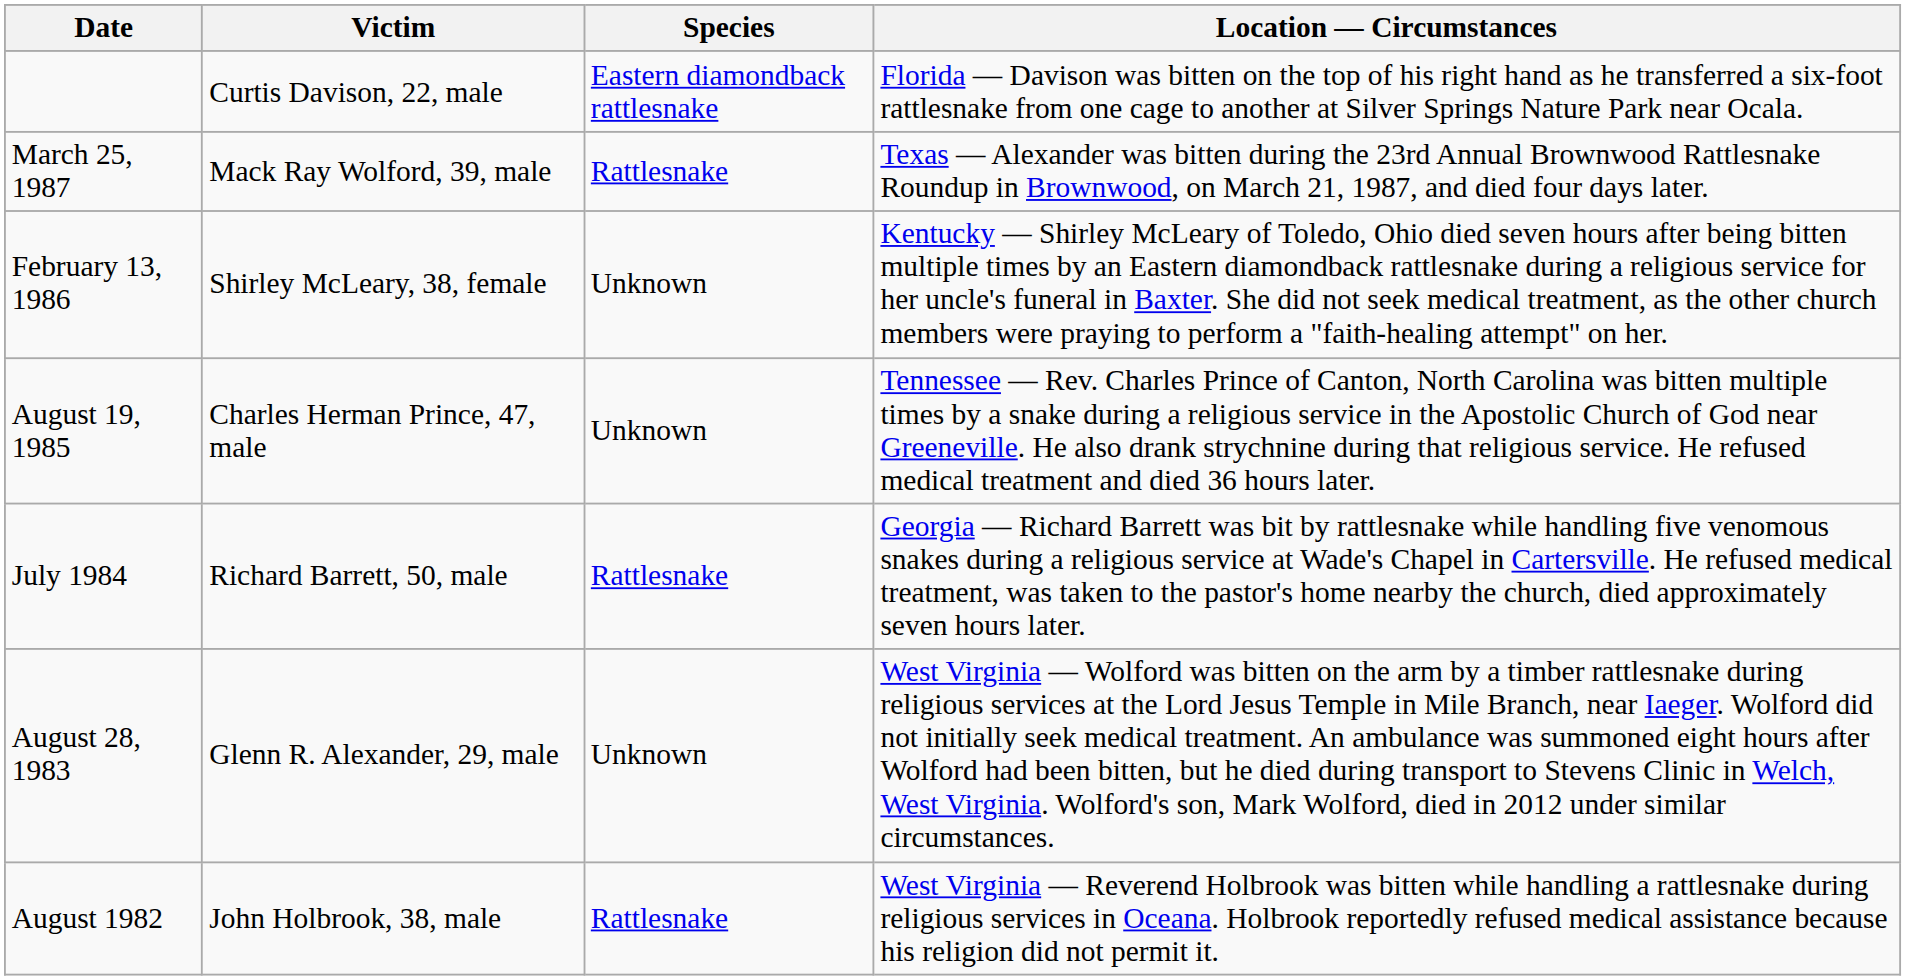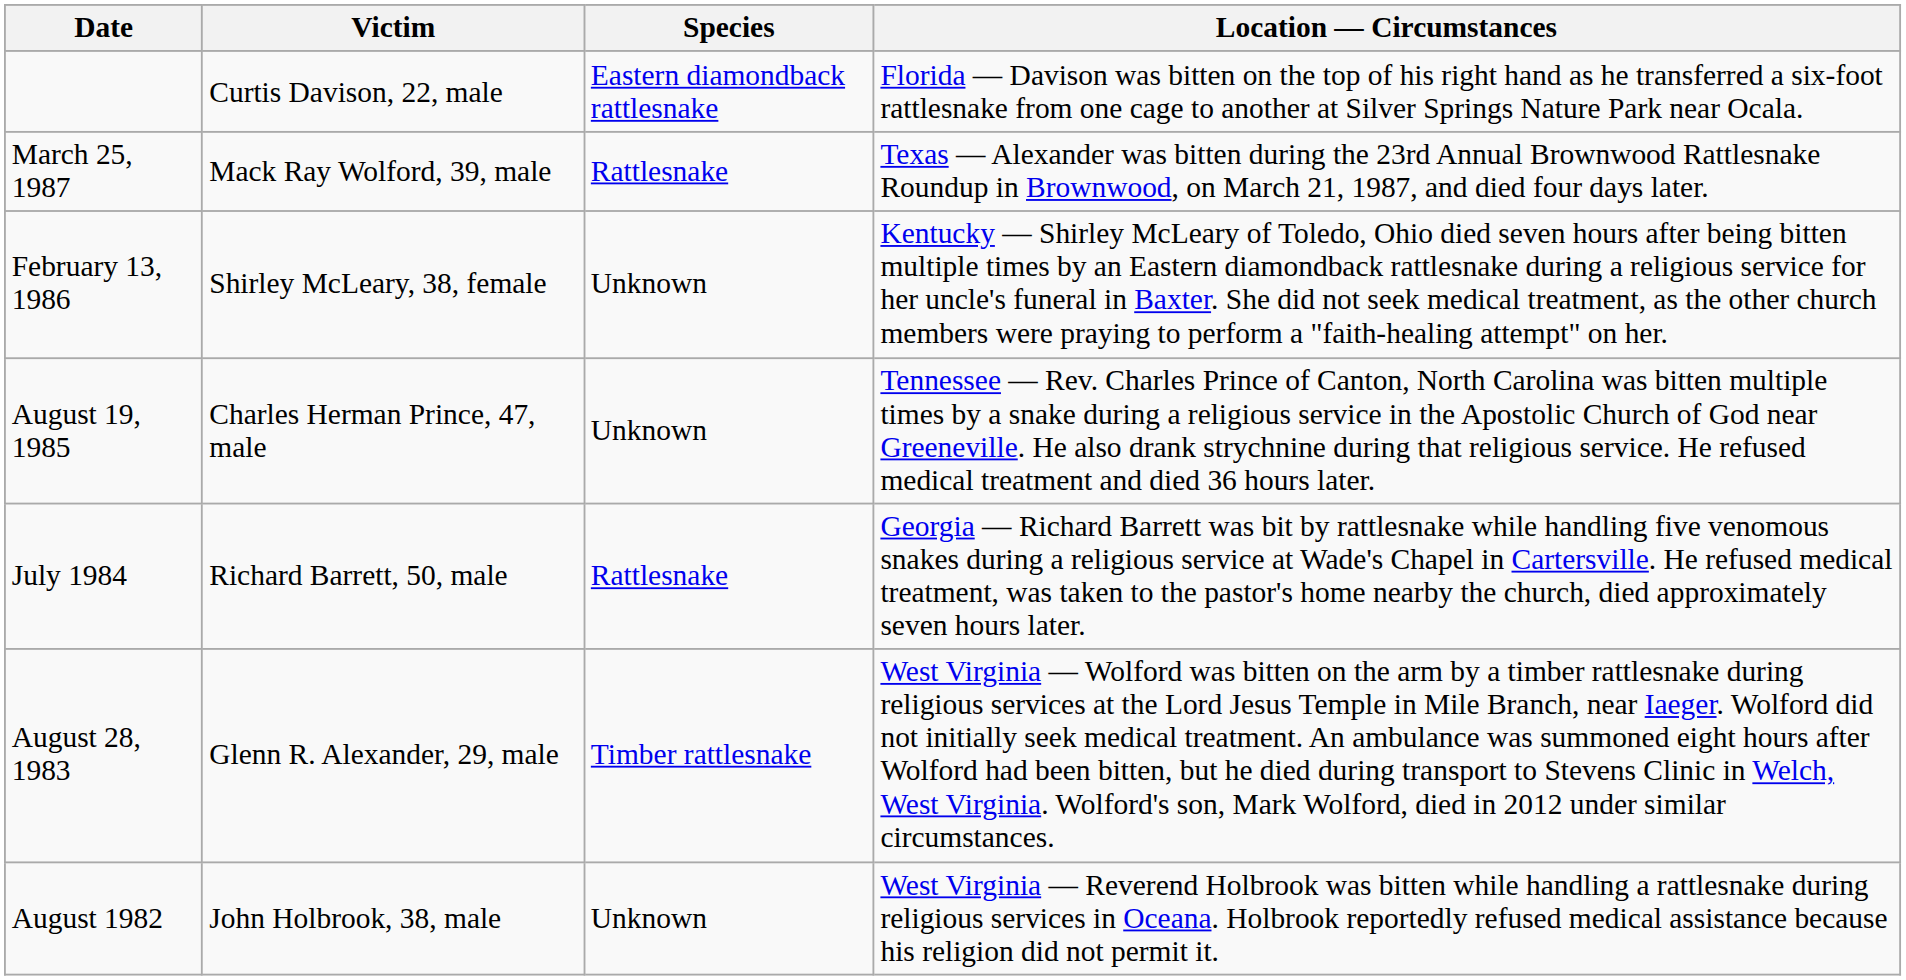(649, 755) Unknown -> (701, 755) Timber rattlesnake
(660, 917) Rattlesnake -> (649, 917) Unknown
